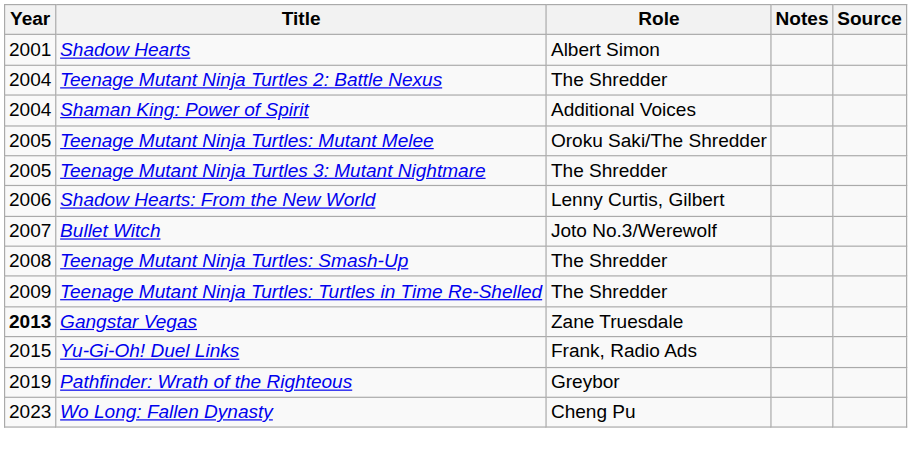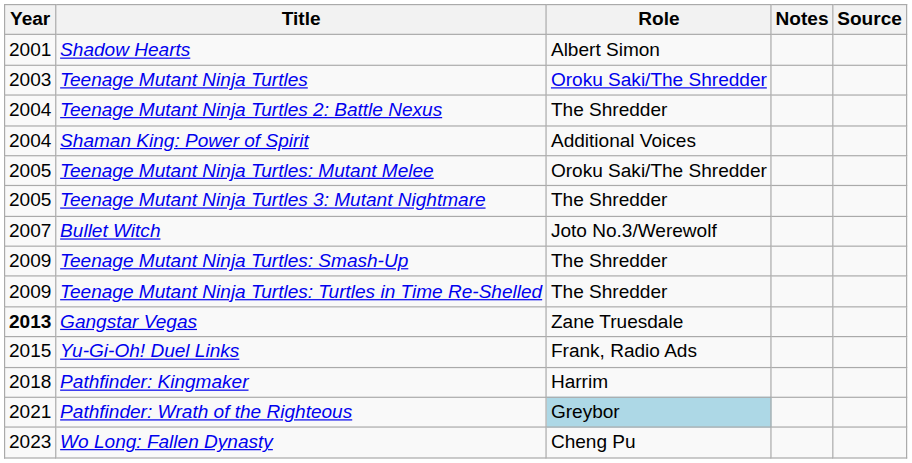+ row: (184, 79)
- row: (218, 200)
(30, 261) 2008 -> (30, 261) 2009
+ row: (154, 381)
(30, 381) 2019 -> (30, 412) 2021
(585, 381) no background -> (585, 412) lightblue background
